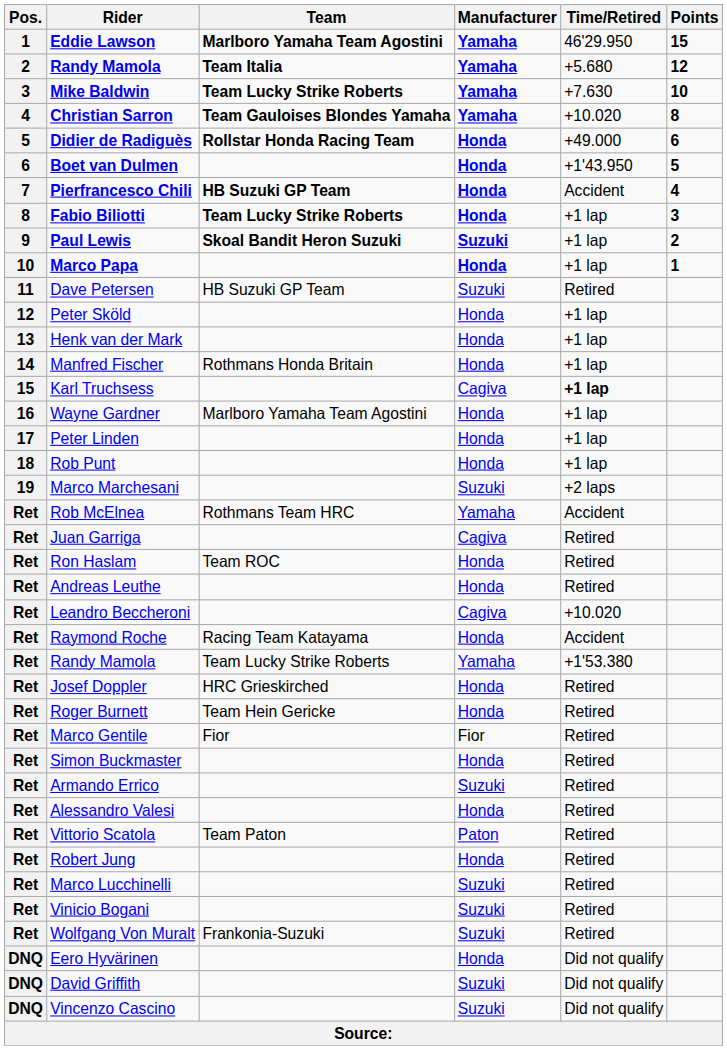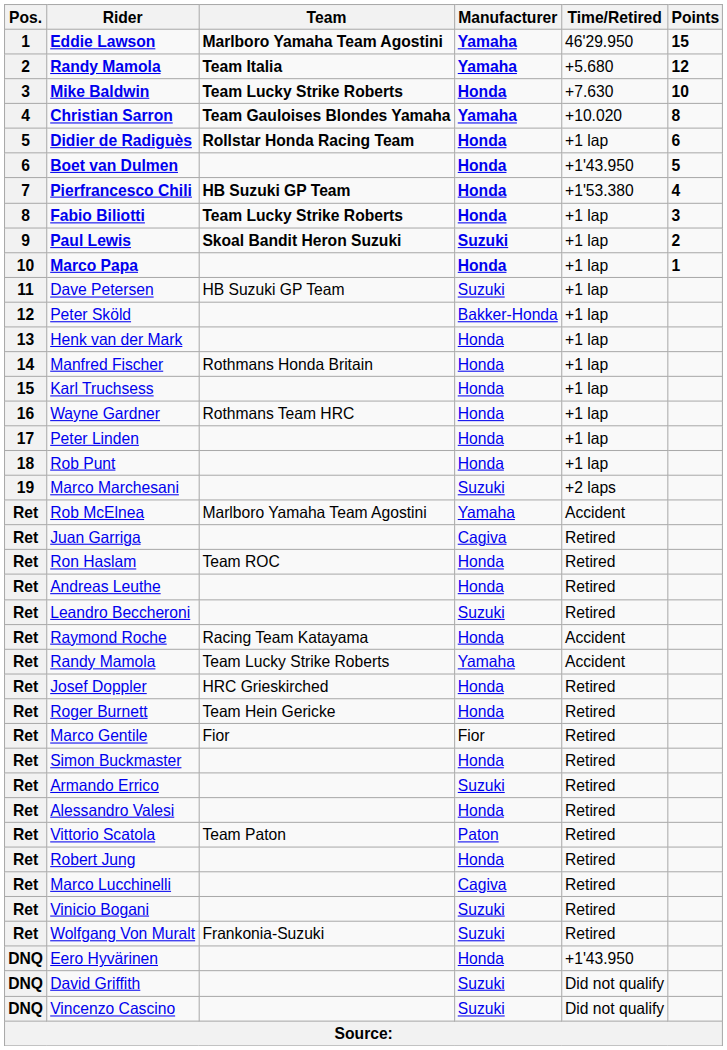(487, 91) Yamaha -> (482, 91) Honda
(593, 141) +49.000 -> (587, 141) +1 lap
(594, 191) Accident -> (599, 191) +1'53.380
(589, 290) Retired -> (587, 290) +1 lap
(481, 315) Honda -> (508, 315) Bakker-Honda
(482, 389) Cagiva -> (481, 389) Honda
(587, 389) bold -> (587, 389) normal
(315, 414) Marlboro Yamaha Team Agostini -> (278, 414) Rothmans Team HRC
(278, 513) Rothmans Team HRC -> (315, 513) Marlboro Yamaha Team Agostini
(482, 612) Cagiva -> (481, 612) Suzuki
(593, 612) +10.020 -> (590, 612) Retired
(598, 661) +1'53.380 -> (595, 661) Accident
(481, 885) Suzuki -> (482, 885) Cagiva
(614, 959) Did not qualify -> (599, 959) +1'43.950
